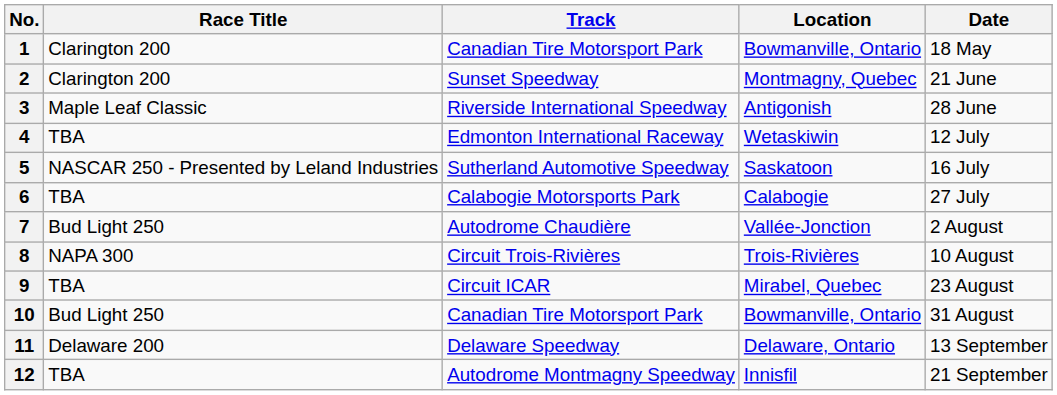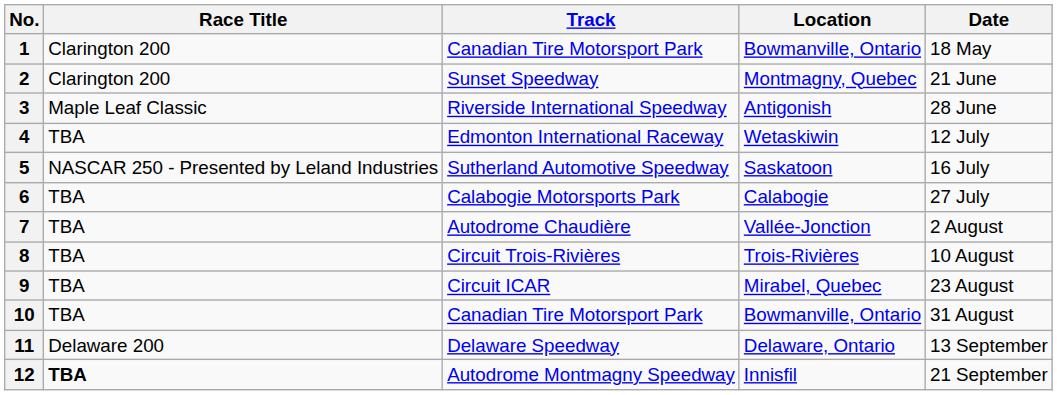(106, 226) Bud Light 250 -> (66, 226) TBA
(91, 256) NAPA 300 -> (66, 256) TBA
(106, 315) Bud Light 250 -> (66, 315) TBA
(66, 374) normal -> (68, 374) bold
